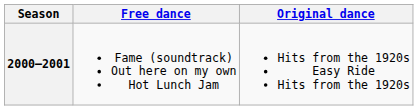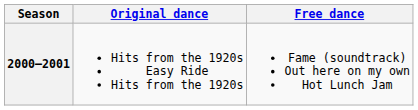columns swapped: (326, 14) <-> (156, 14)
